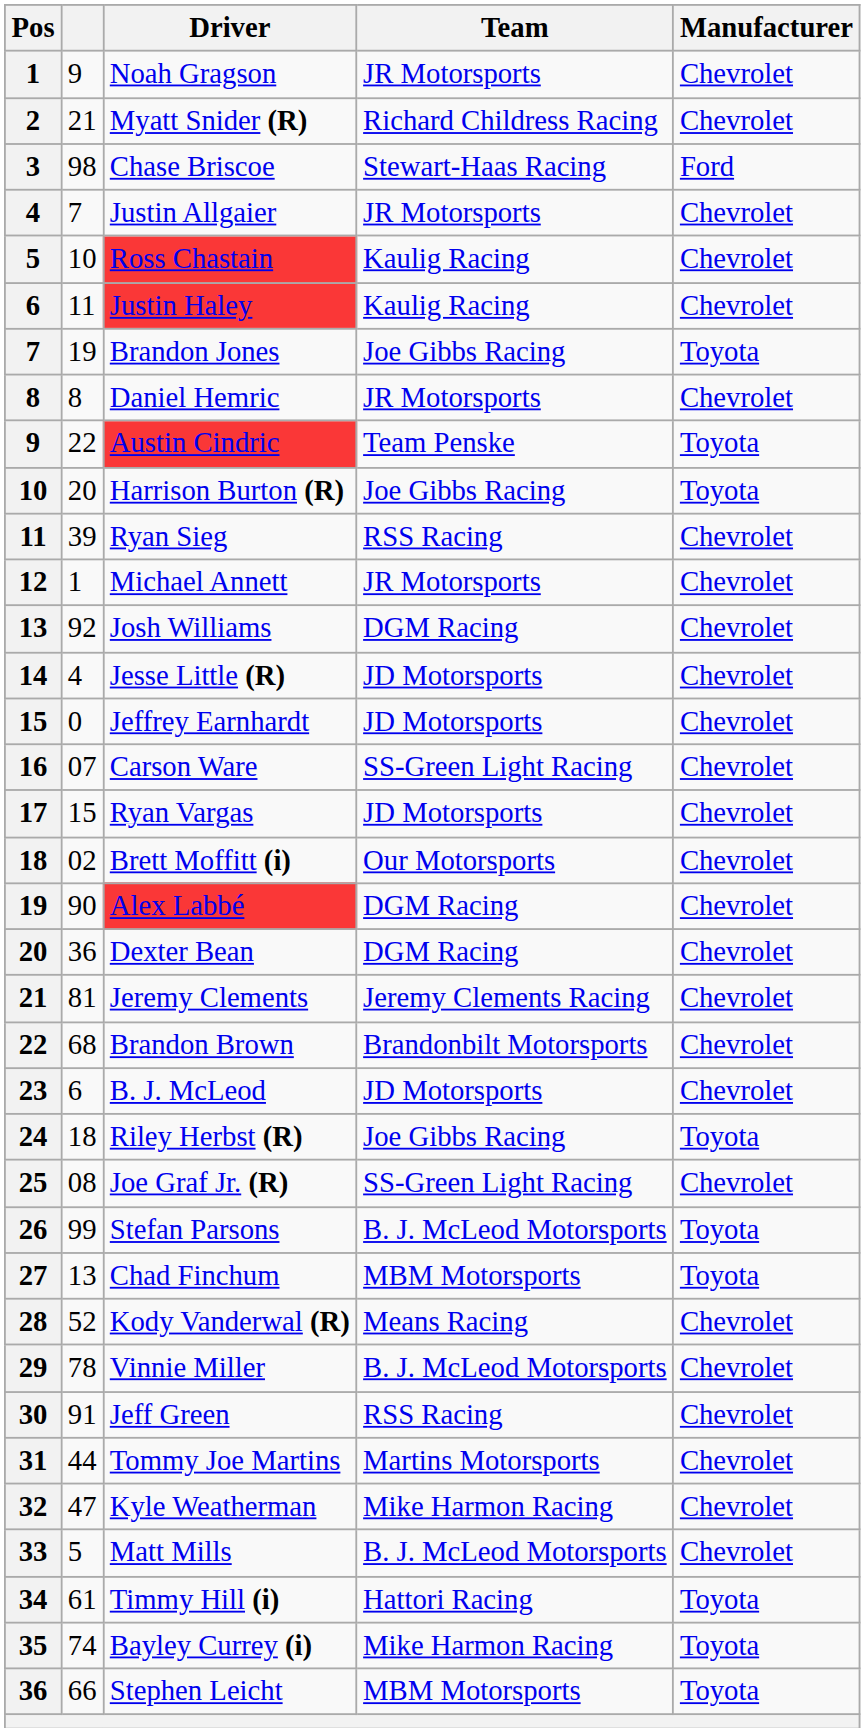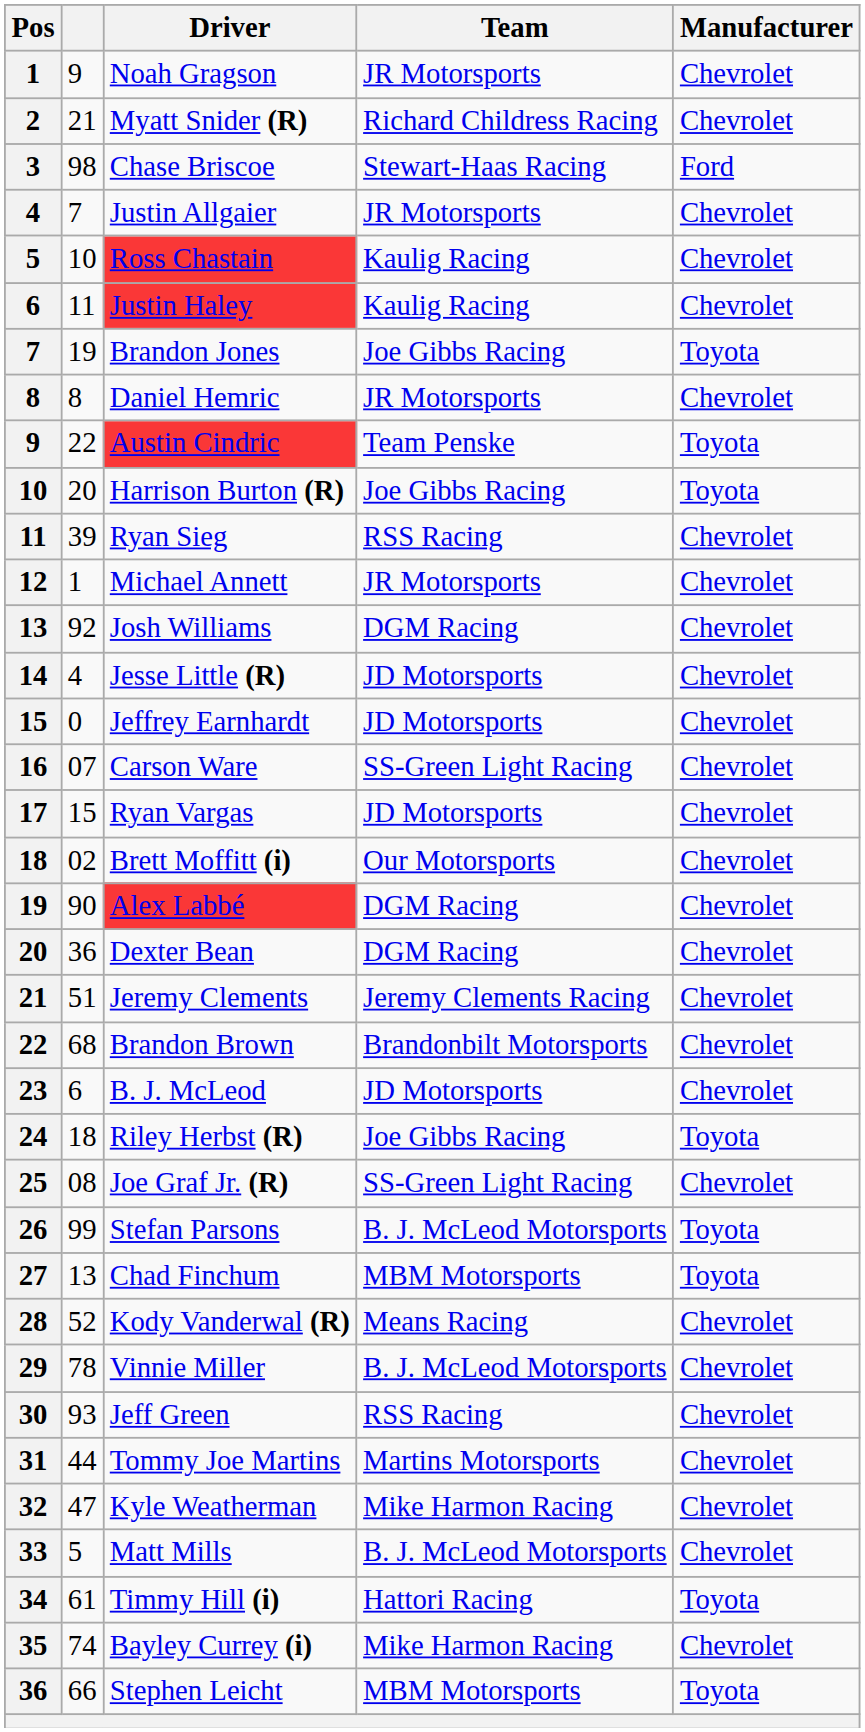(82, 997) 81 -> (82, 997) 51
(82, 1413) 91 -> (82, 1413) 93
(720, 1644) Toyota -> (736, 1644) Chevrolet
